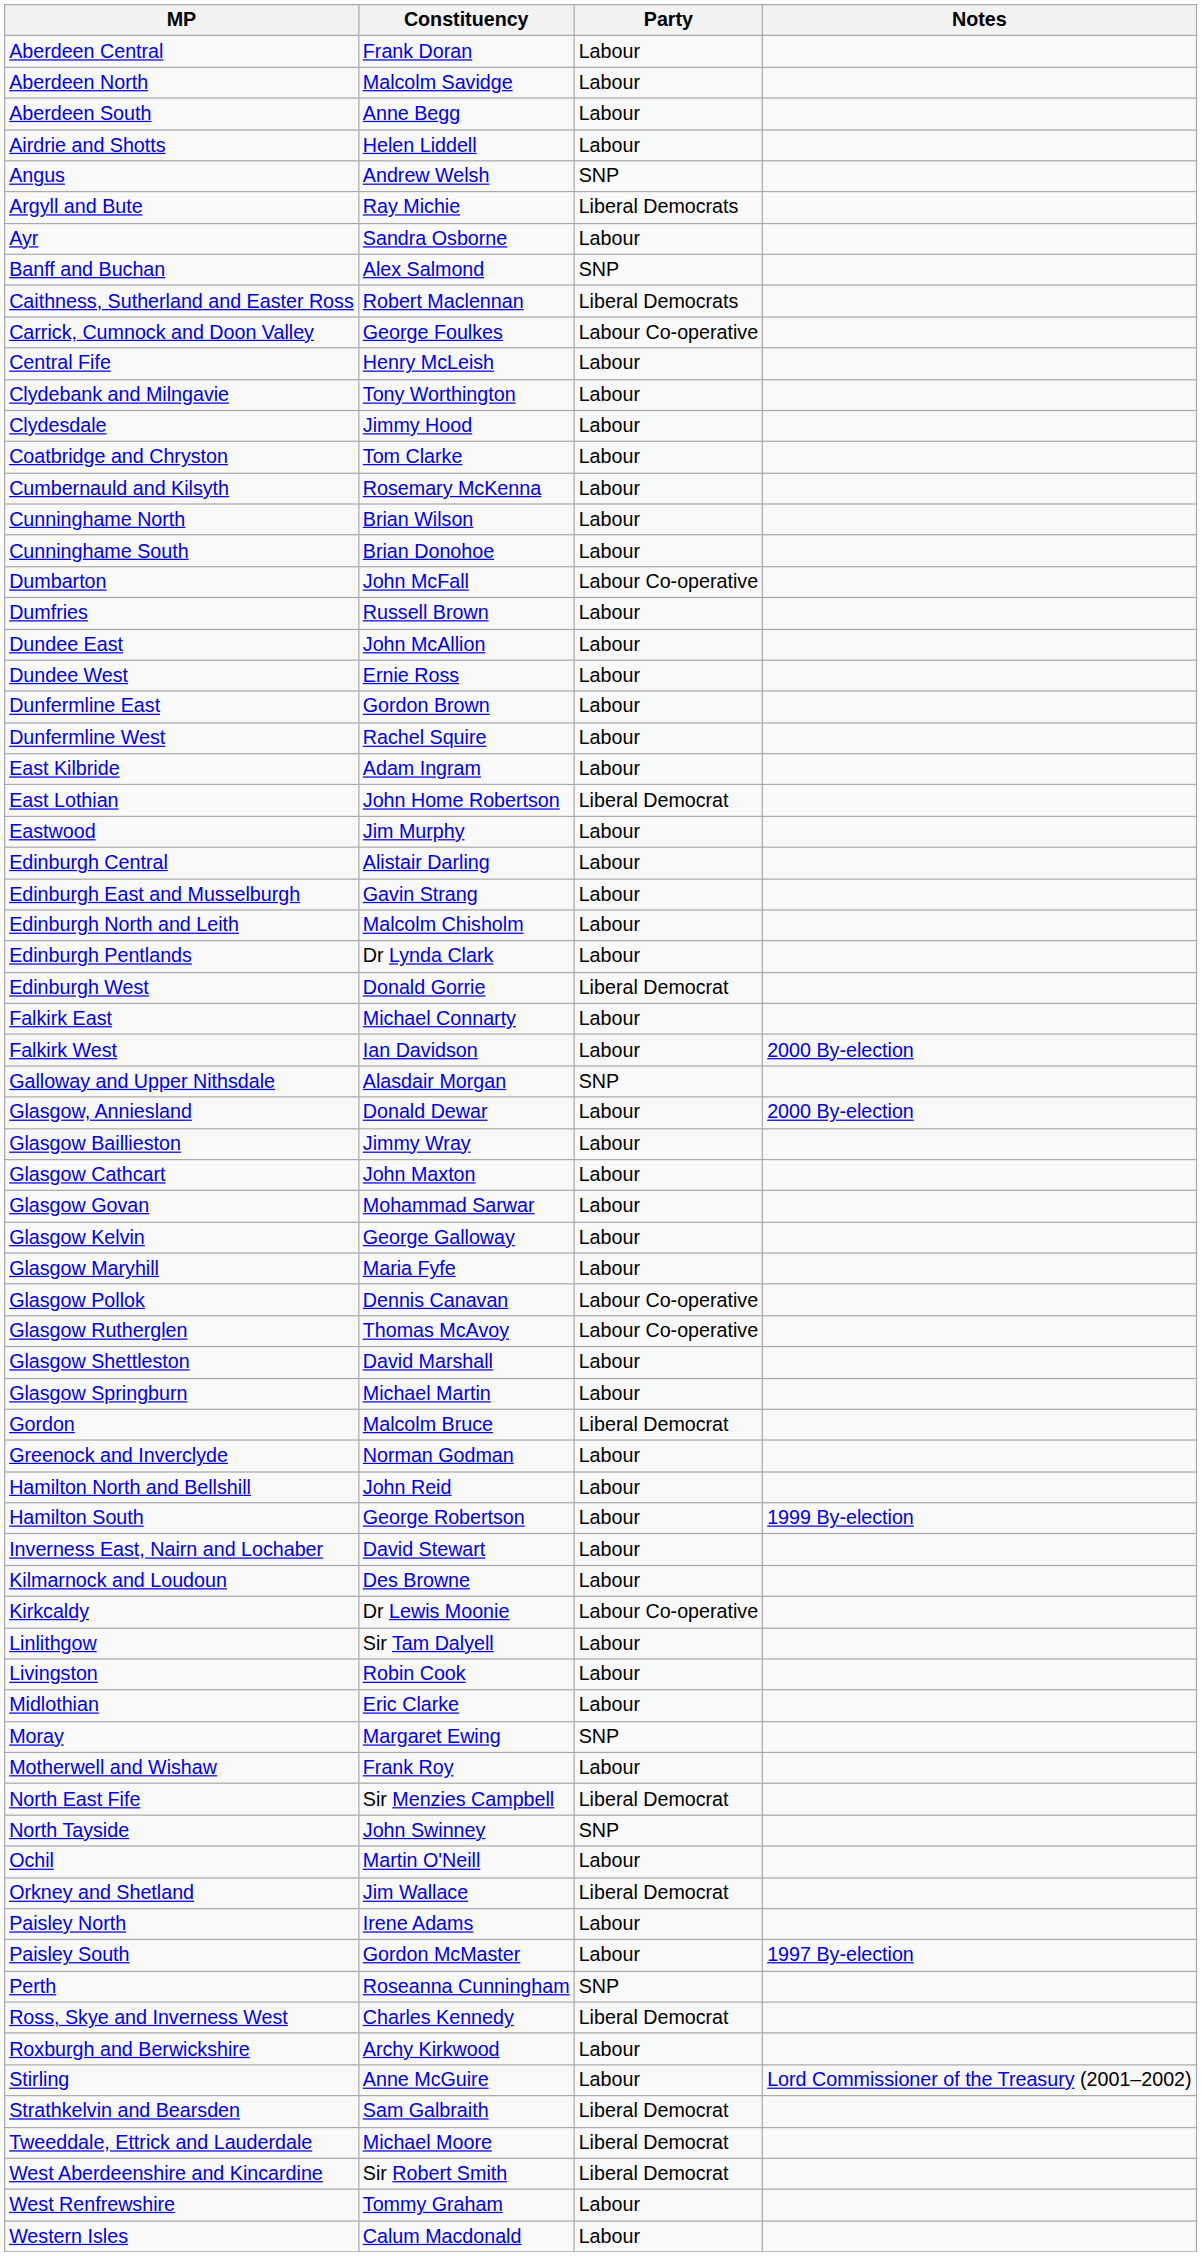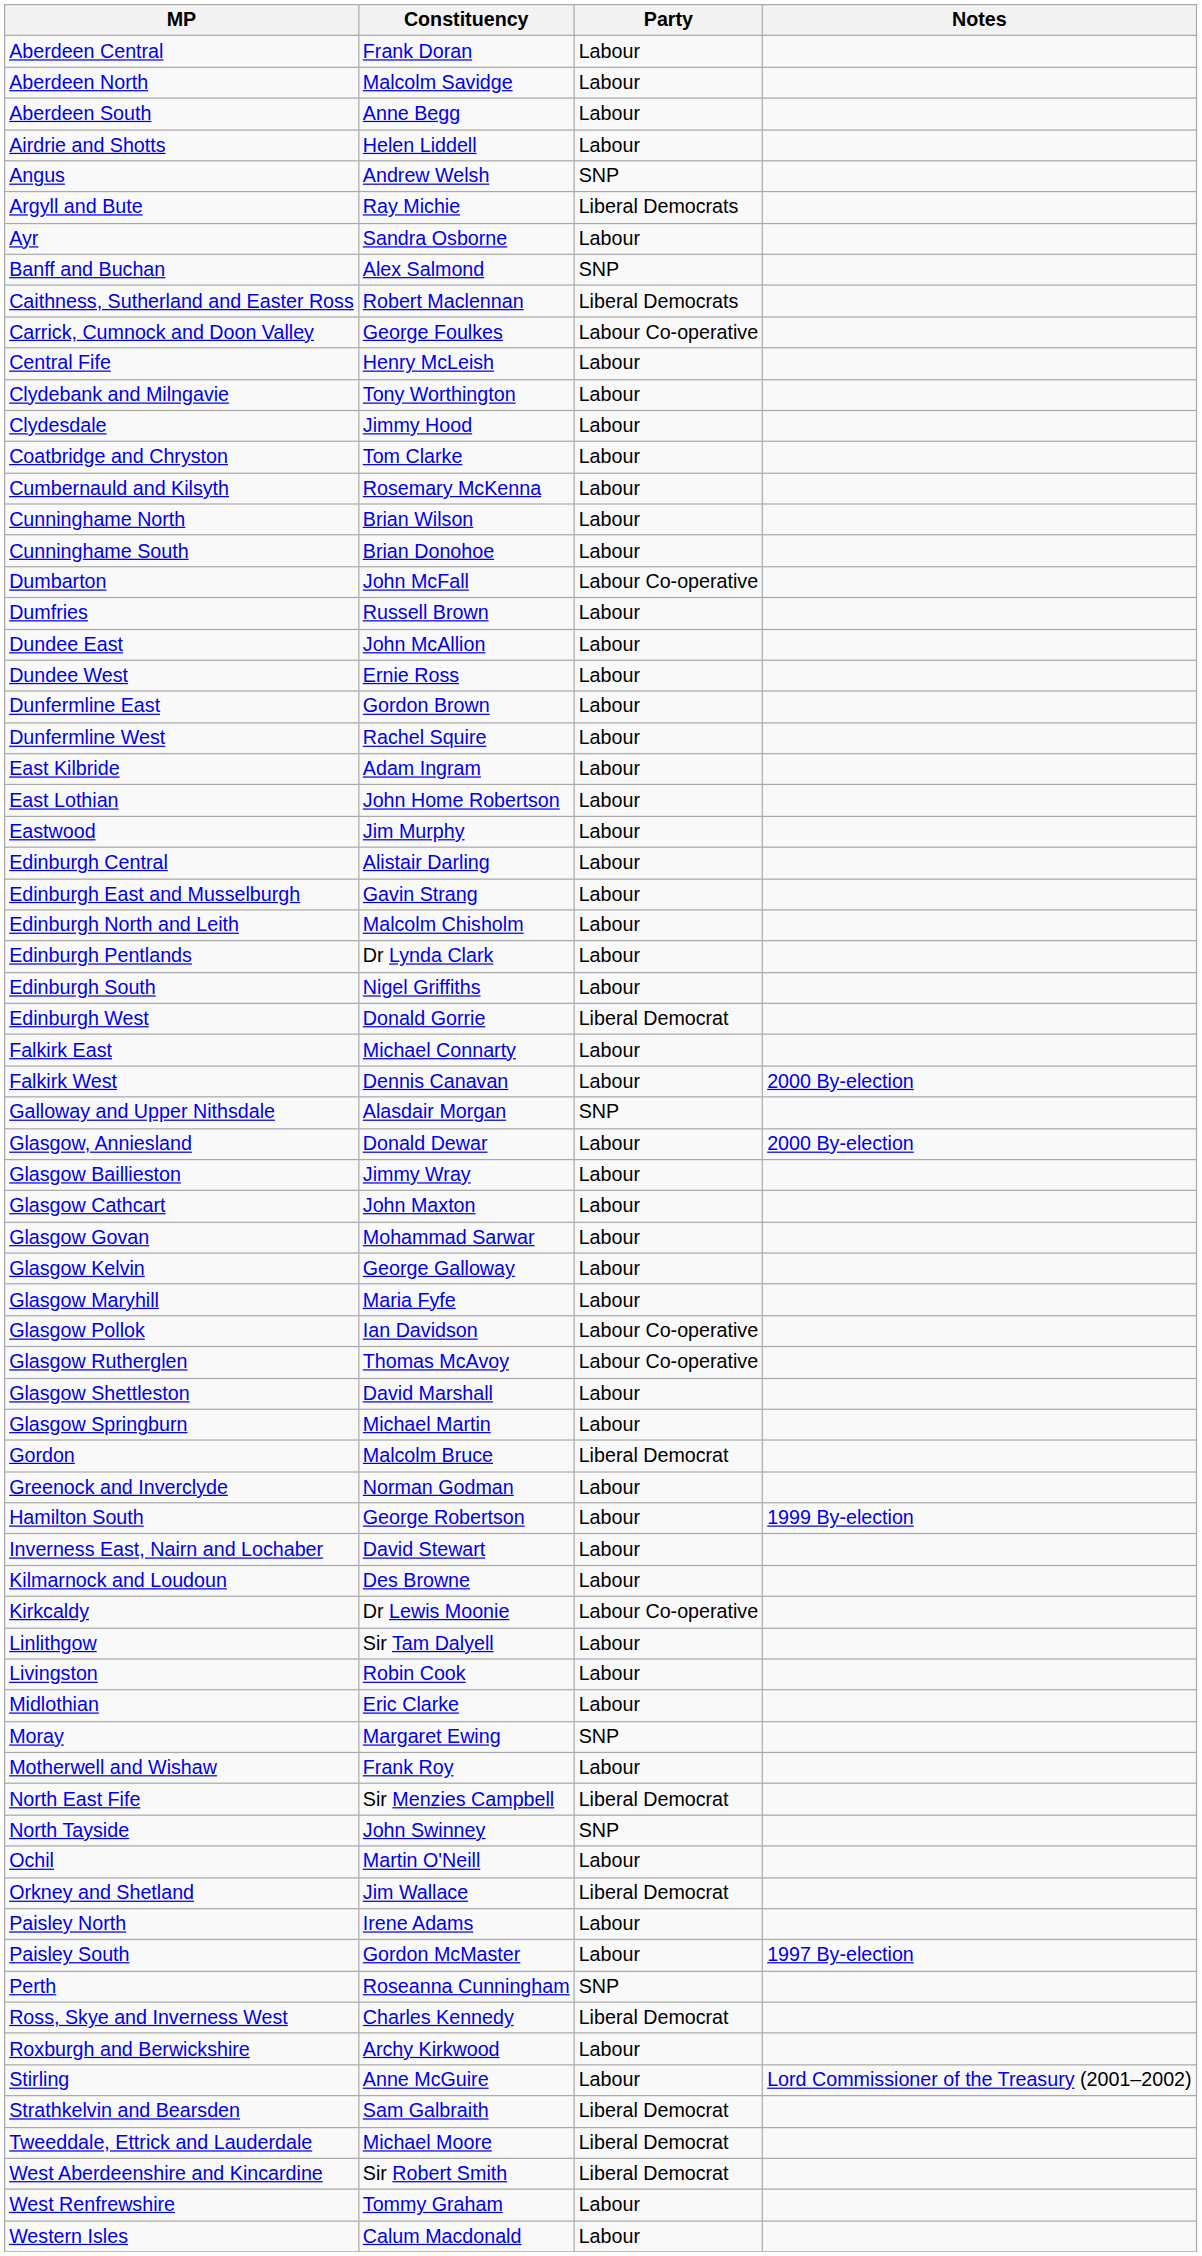(654, 800) Liberal Democrat -> (609, 800) Labour
+ row: (82, 987)
(420, 1050) Ian Davidson -> (436, 1081) Dennis Canavan
(436, 1299) Dennis Canavan -> (420, 1330) Ian Davidson
- row: (130, 1487)
